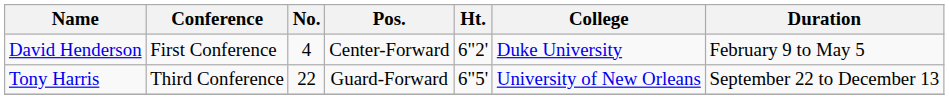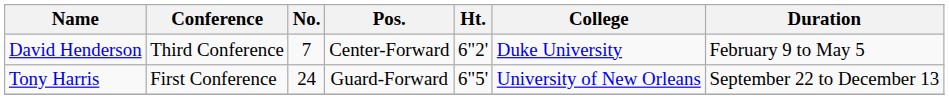(213, 49) First Conference -> (217, 49) Third Conference
(307, 49) 4 -> (307, 49) 7
(217, 79) Third Conference -> (213, 79) First Conference
(307, 79) 22 -> (307, 79) 24
